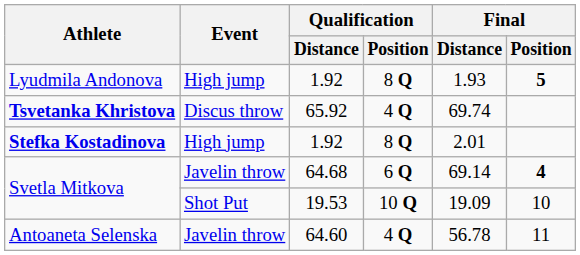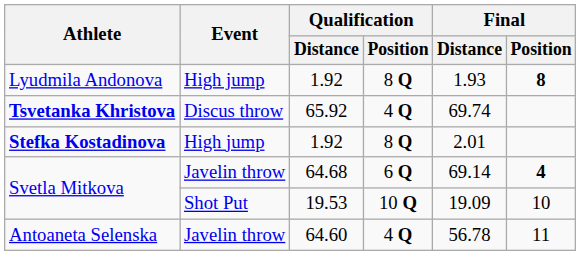(541, 80) 5 -> (541, 80) 8
